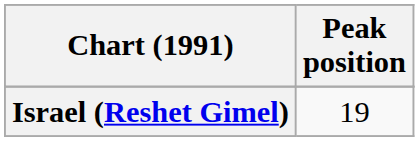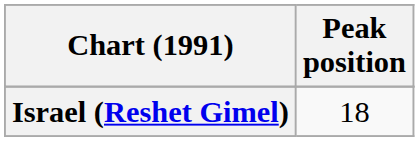(354, 111) 19 -> (354, 111) 18
